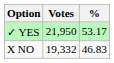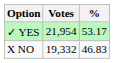(61, 31) 21,950 -> (61, 31) 21,954
